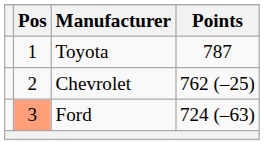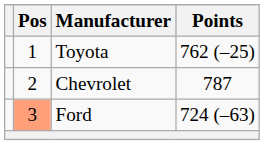(217, 52) 787 -> (217, 52) 762 (–25)
(217, 83) 762 (–25) -> (217, 83) 787
